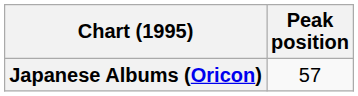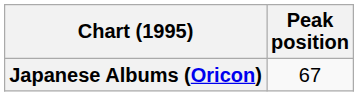(310, 74) 57 -> (310, 74) 67
